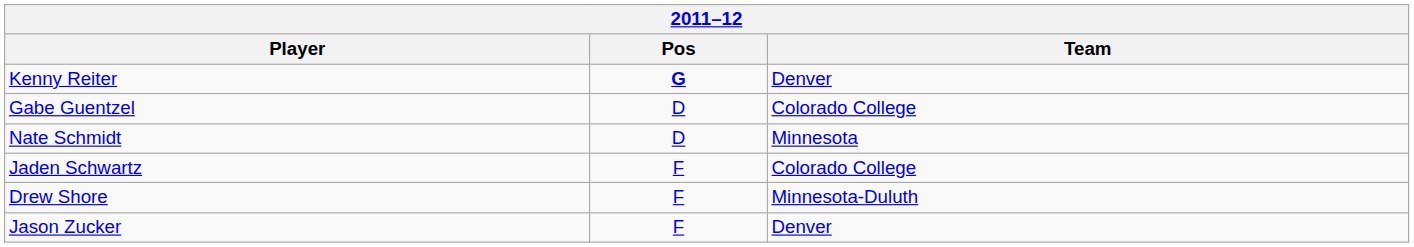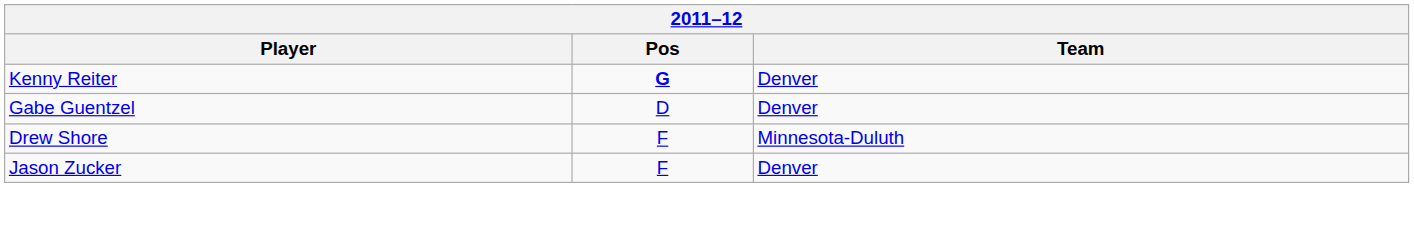(844, 108) Colorado College -> (788, 108) Denver
- row: (65, 138)
- row: (75, 167)
